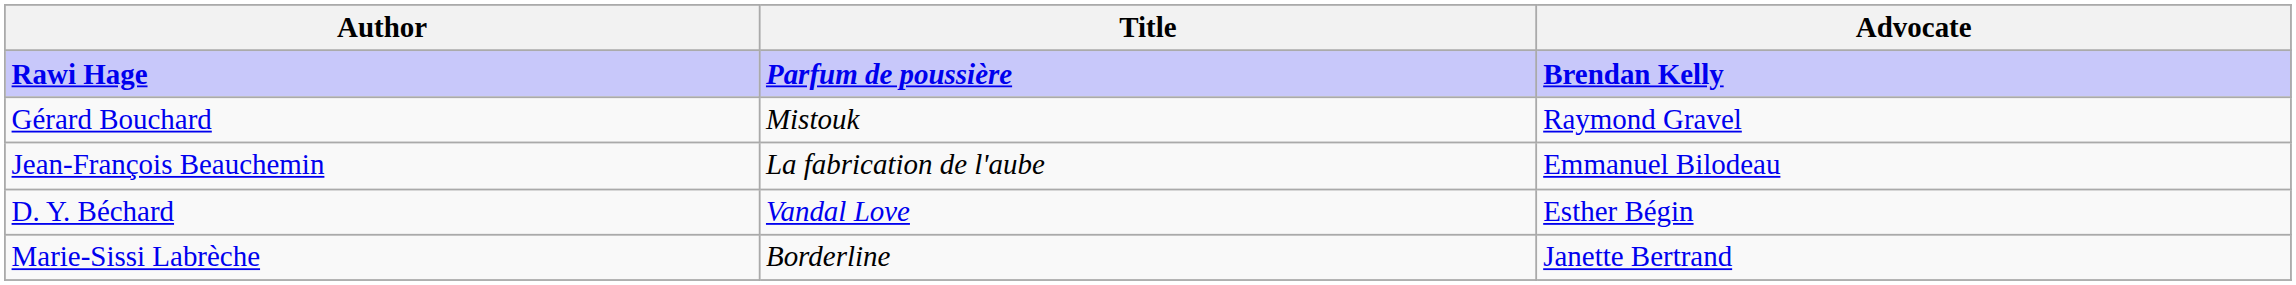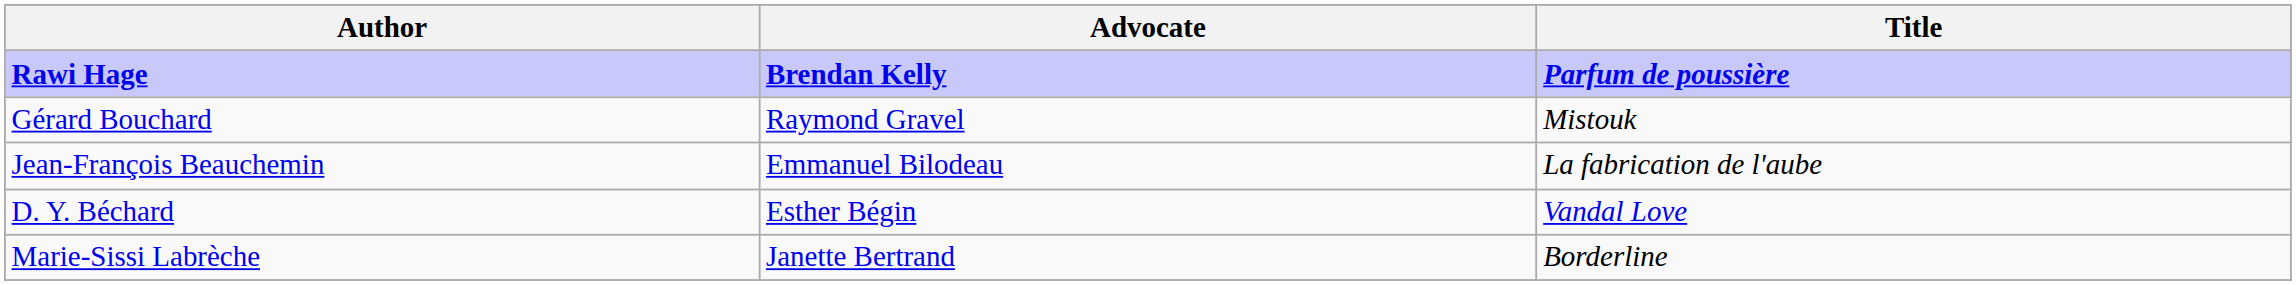columns swapped: (1148, 27) <-> (1914, 27)
